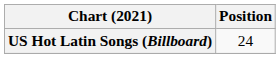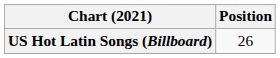(246, 41) 24 -> (246, 41) 26
